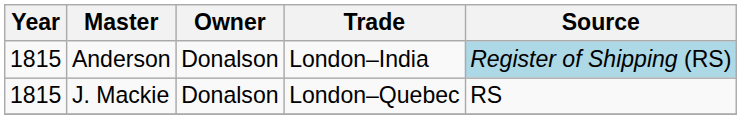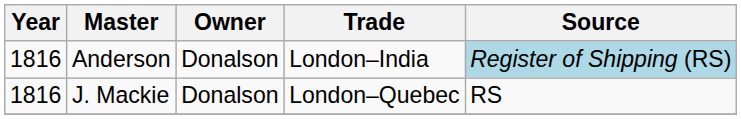(36, 59) 1815 -> (36, 59) 1816
(36, 95) 1815 -> (36, 95) 1816
